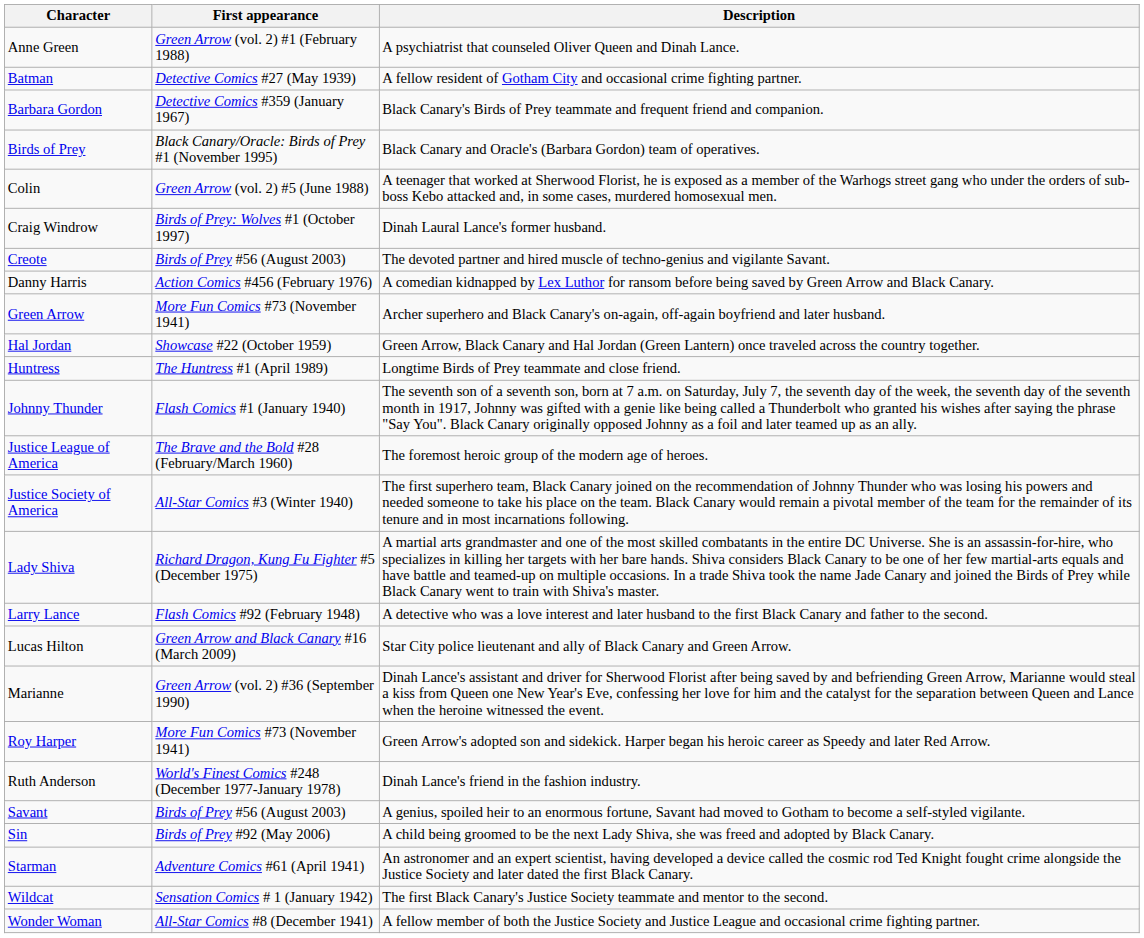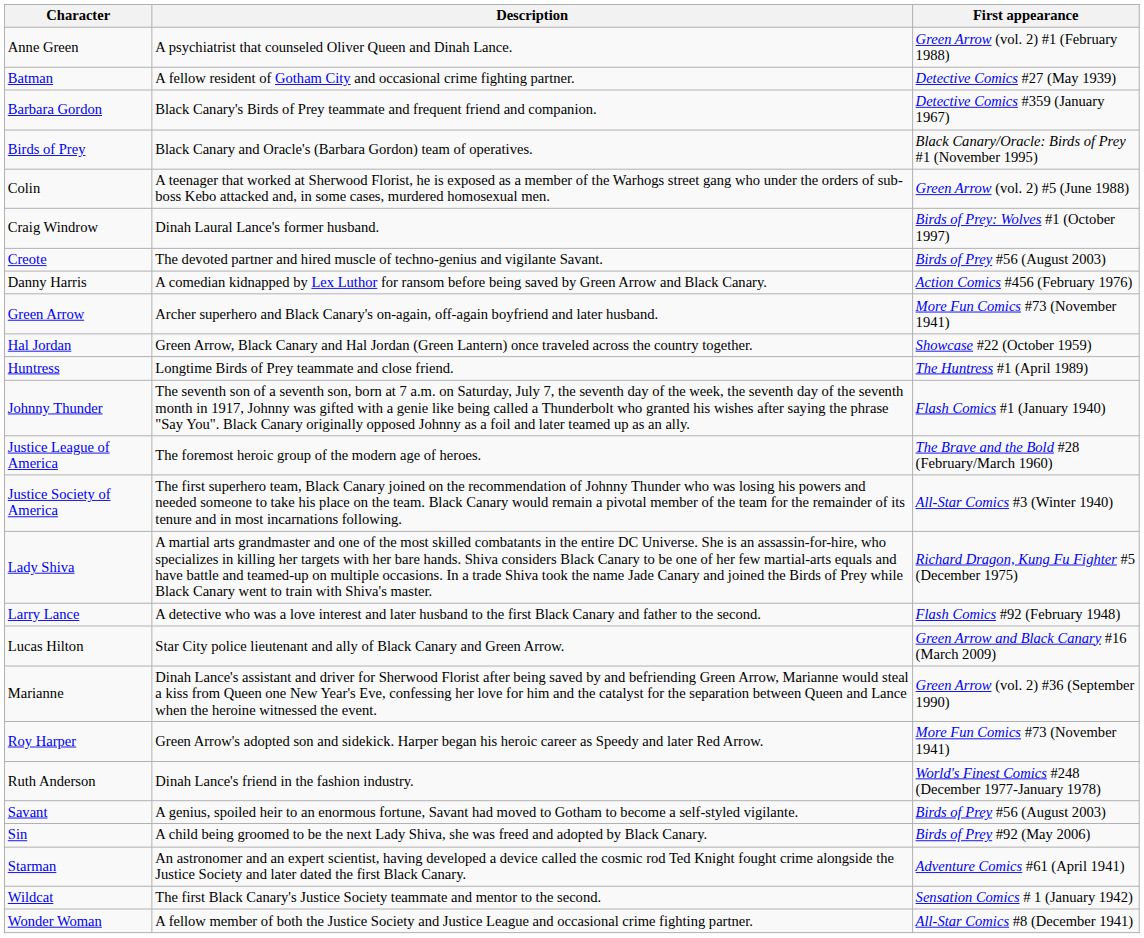columns swapped: (265, 16) <-> (759, 16)
